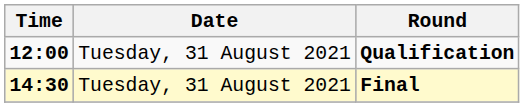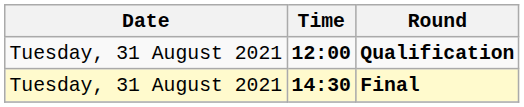columns swapped: (215, 21) <-> (39, 21)
